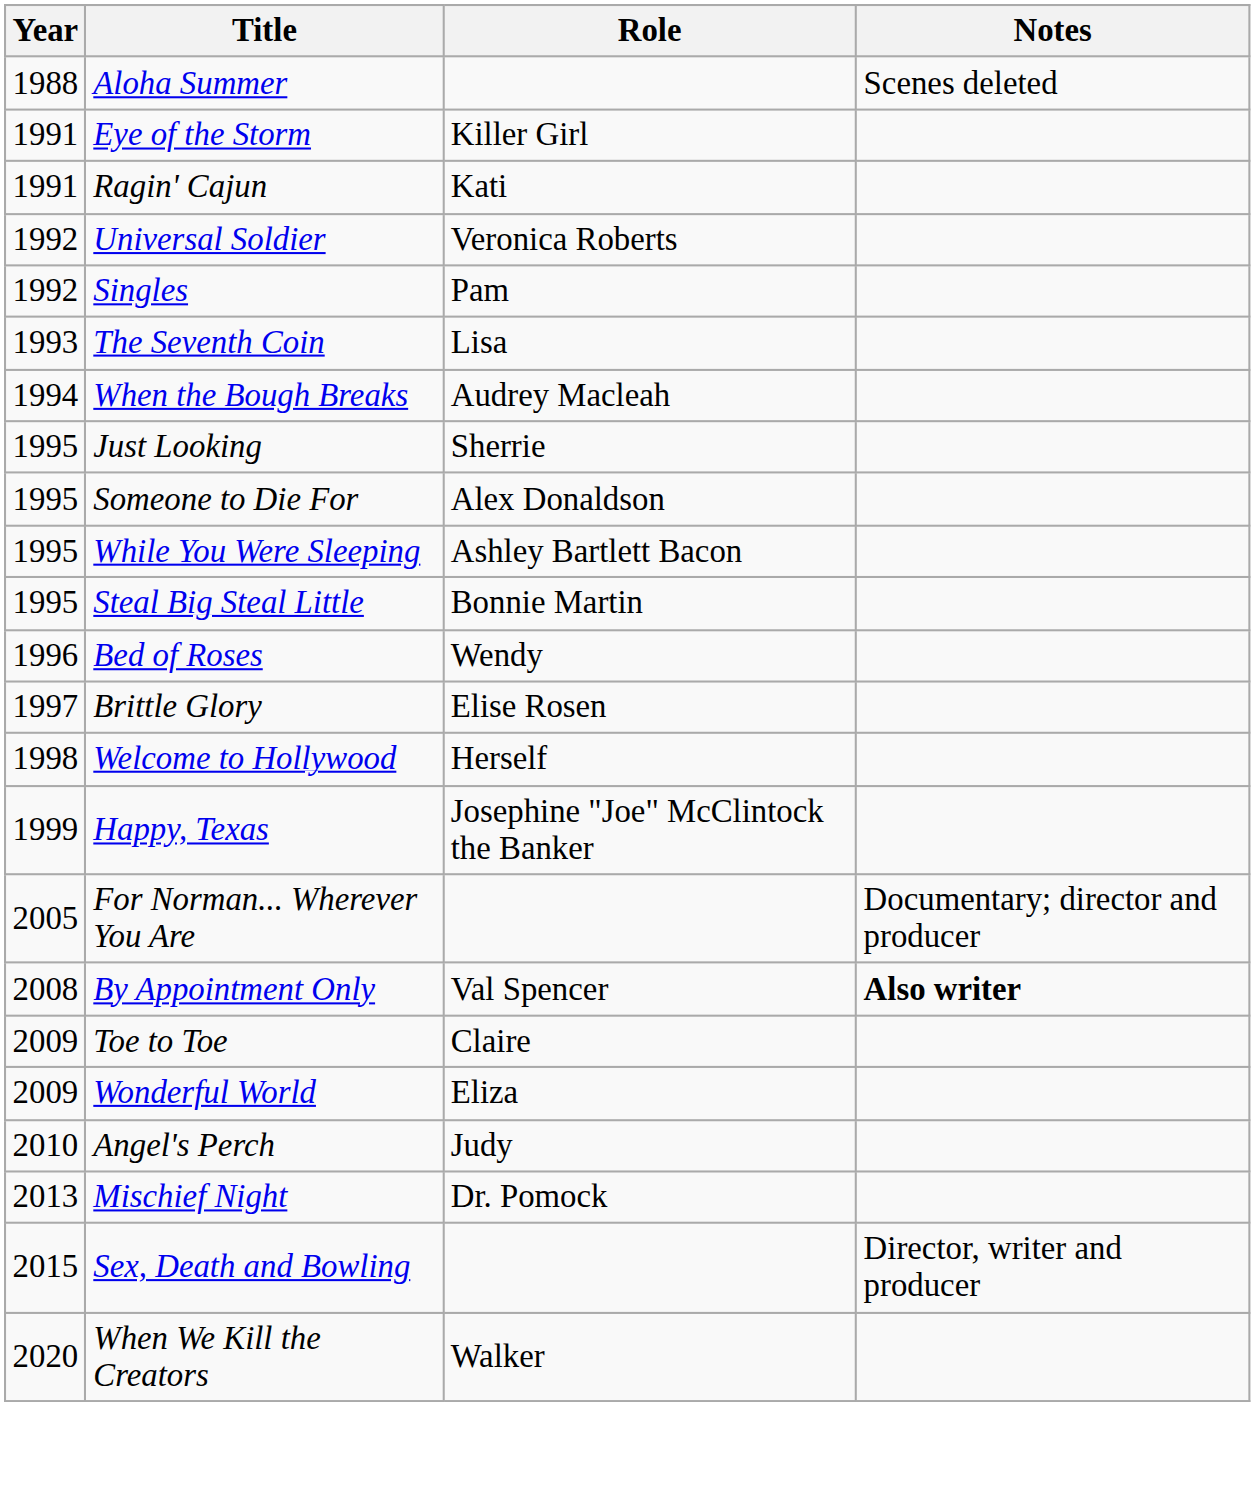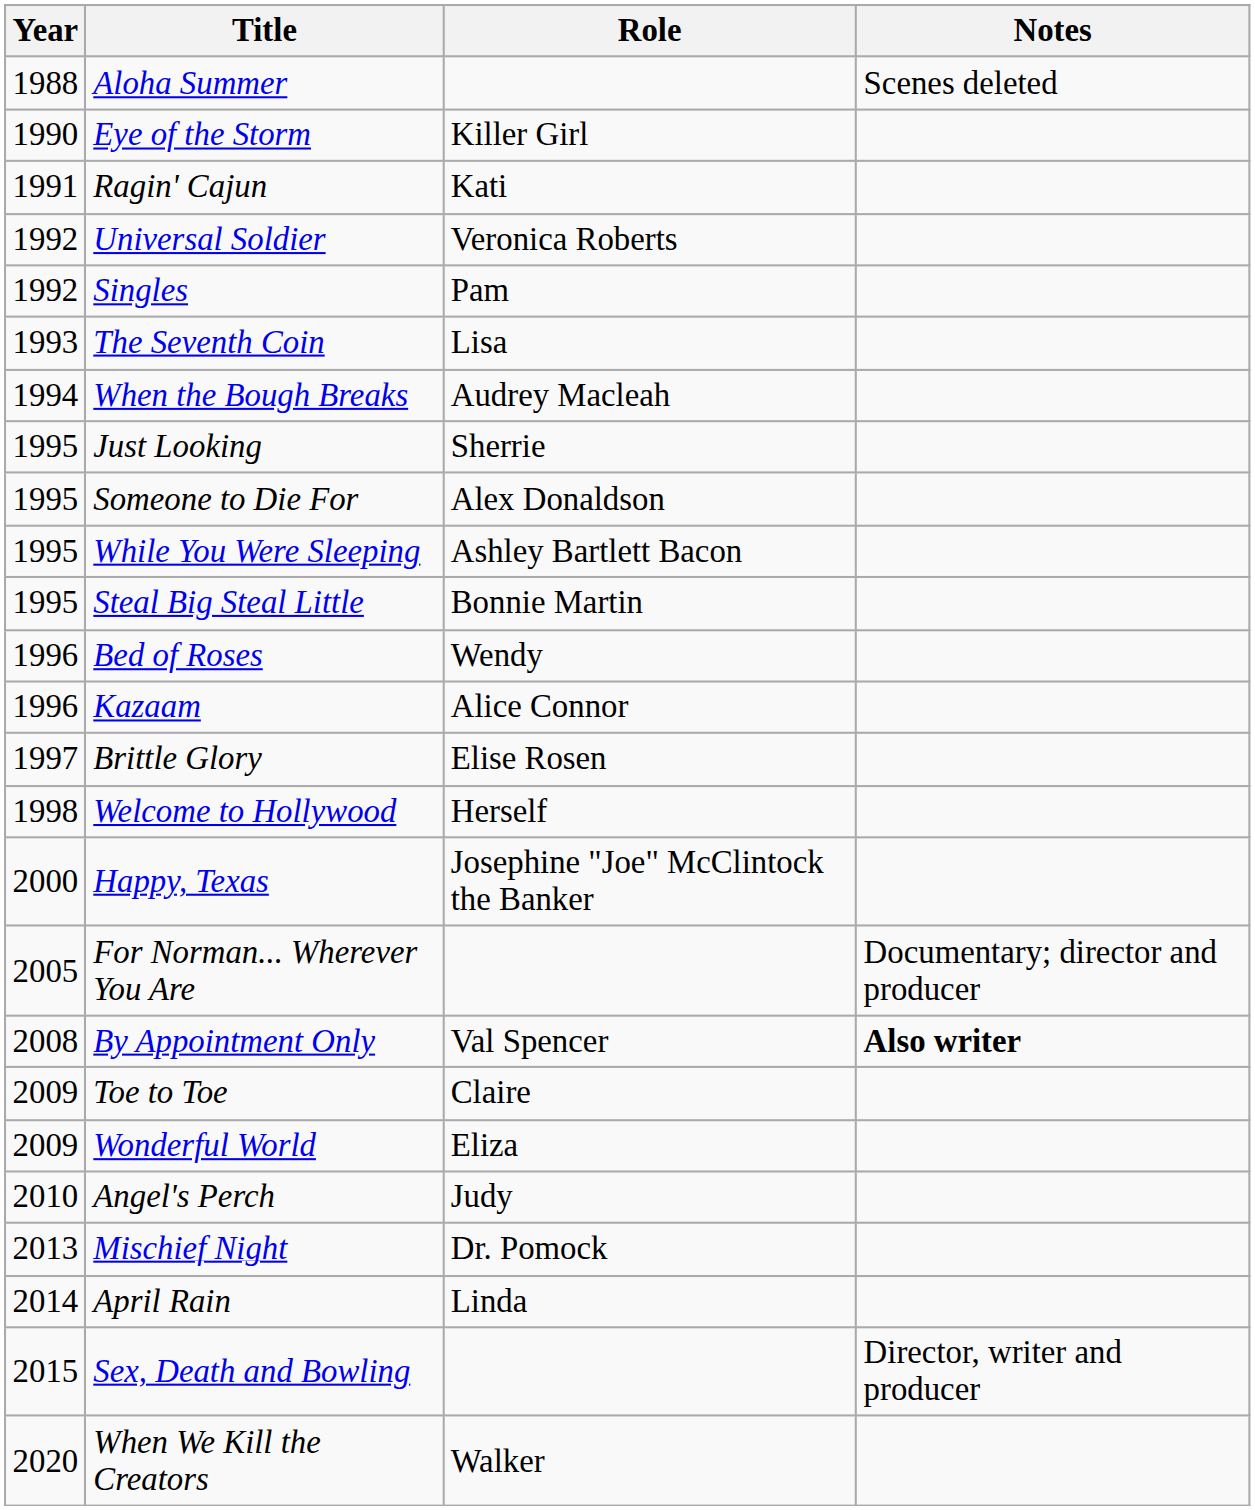(45, 134) 1991 -> (45, 134) 1990
+ row: (147, 706)
(45, 829) 1999 -> (45, 881) 2000
+ row: (162, 1300)
